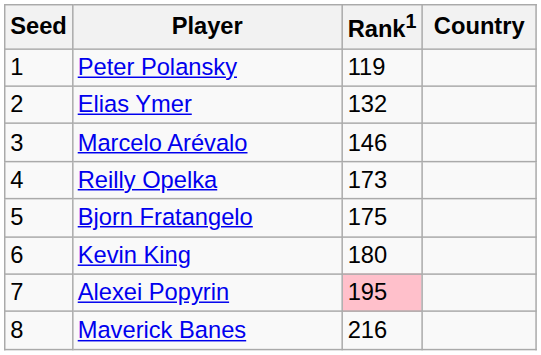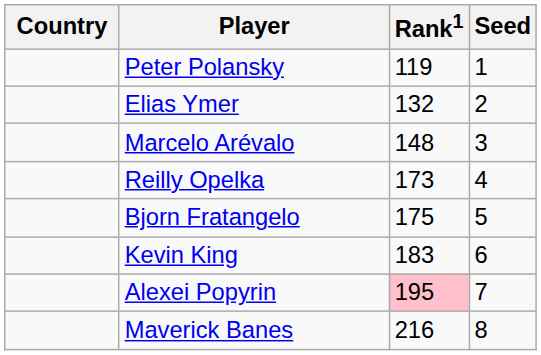columns swapped: (479, 26) <-> (39, 26)
(367, 142) 146 -> (414, 142) 148
(367, 255) 180 -> (414, 255) 183
